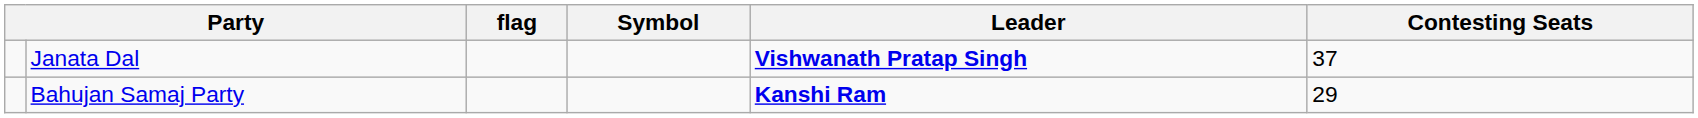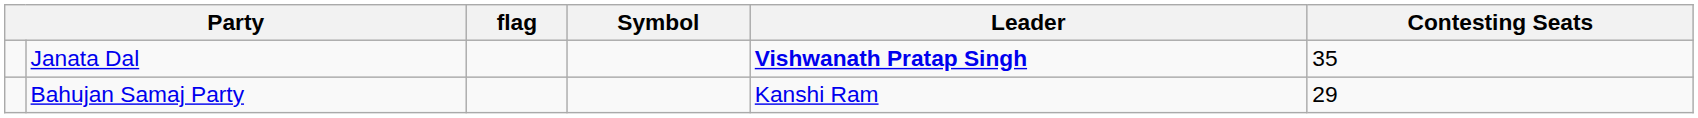(1325, 58) 37 -> (1325, 58) 35
(820, 94) bold -> (817, 94) normal
